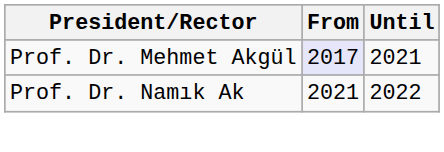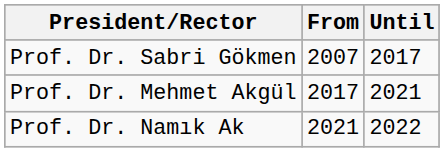+ row: (153, 58)
(333, 58) lavender background -> (333, 93) no background
